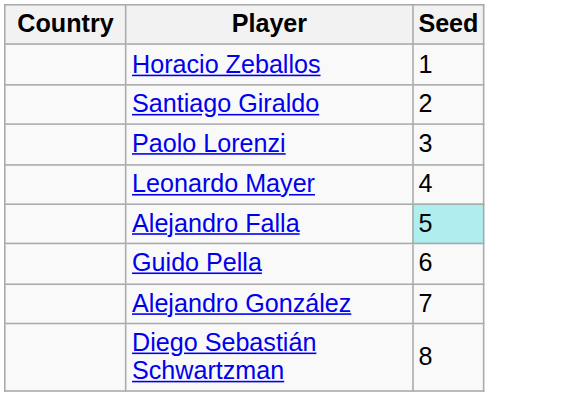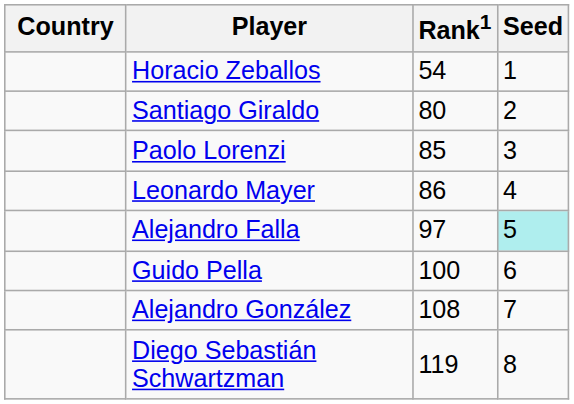+ column: (455, 27)
